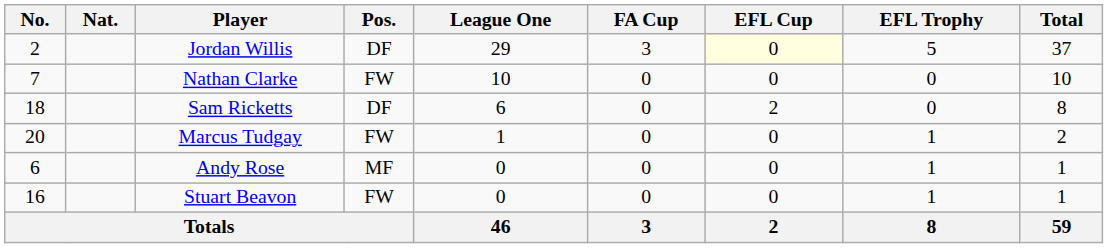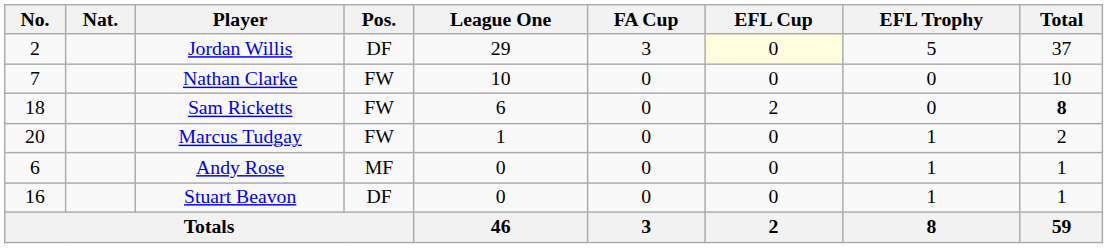(379, 107) DF -> (379, 107) FW
(1062, 107) normal -> (1062, 107) bold
(379, 196) FW -> (379, 196) DF
